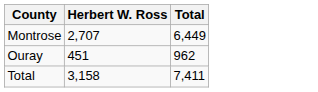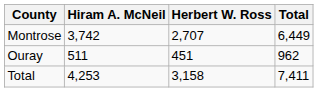+ column: (116, 14)
